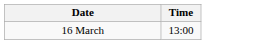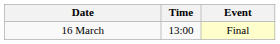+ column: (238, 13)
